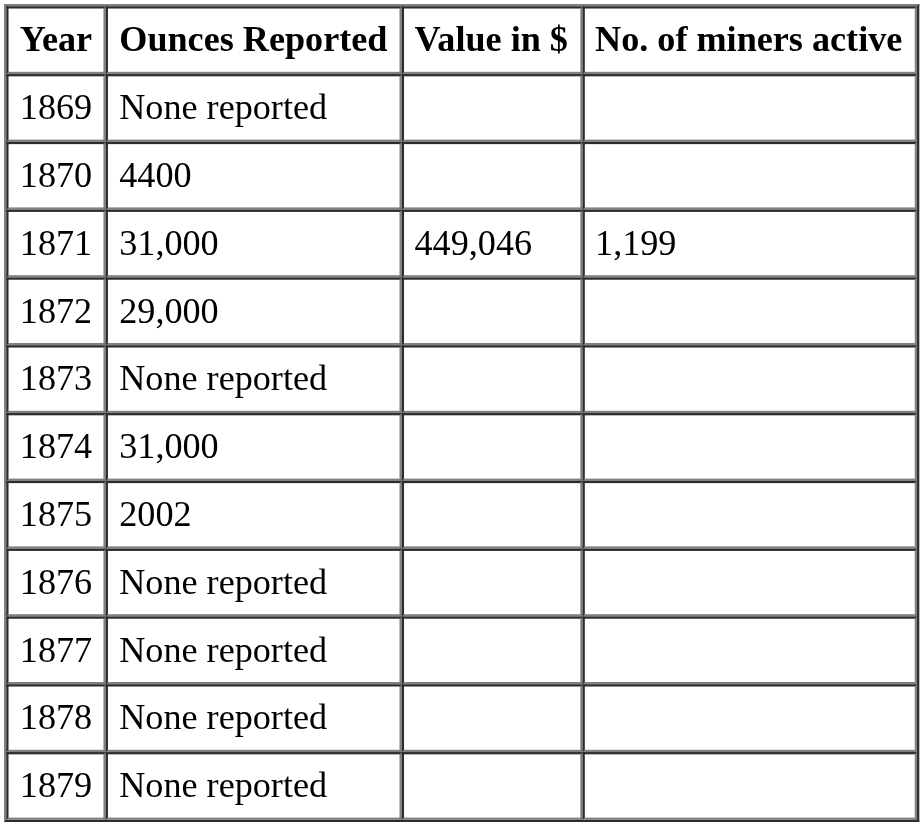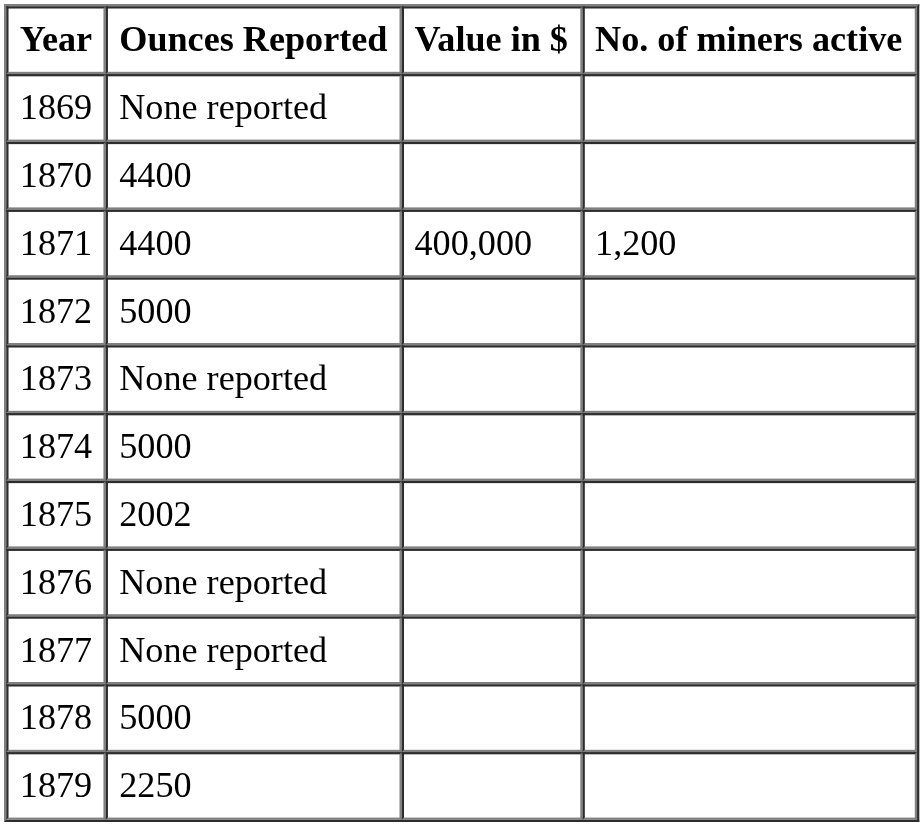(169, 242) 31,000 -> (155, 242) 4400
(473, 242) 449,046 -> (473, 242) 400,000
(636, 242) 1,199 -> (636, 242) 1,200
(169, 310) 29,000 -> (155, 310) 5000
(169, 446) 31,000 -> (155, 446) 5000
(223, 717) None reported -> (155, 717) 5000
(223, 785) None reported -> (155, 785) 2250
